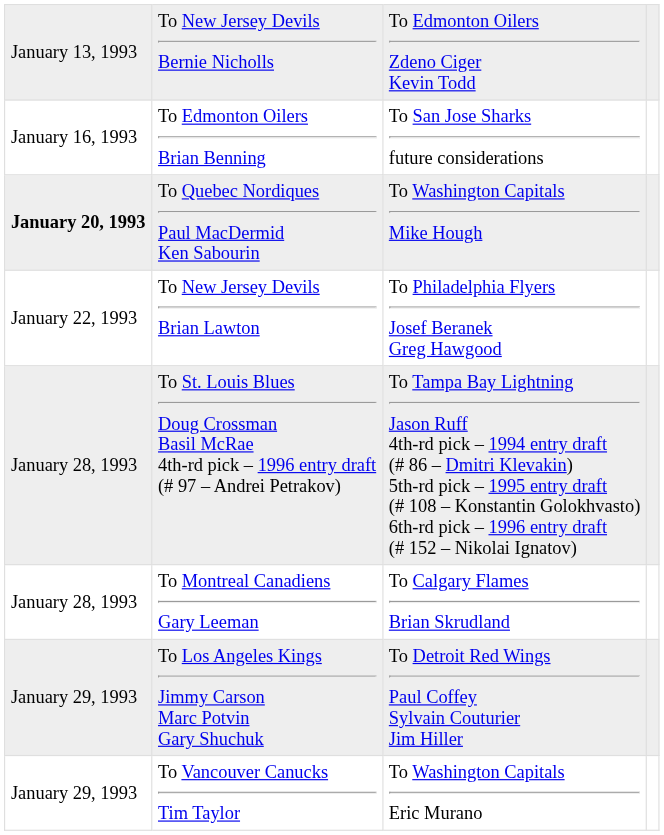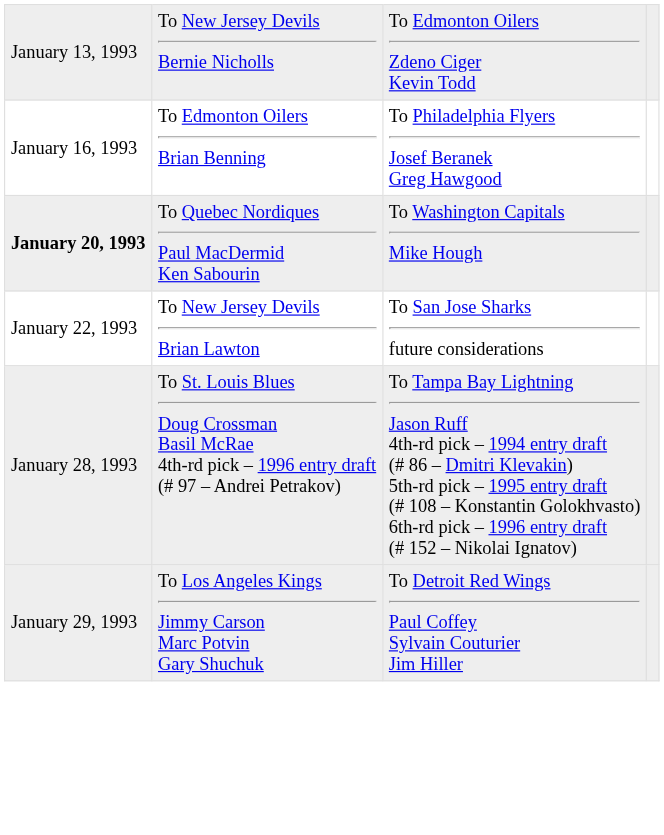(515, 137) To San Jose Sharks future considerations -> (515, 147) To Philadelphia Flyers Josef Beranek Greg Hawgood
(515, 317) To Philadelphia Flyers Josef Beranek Greg Hawgood -> (515, 328) To San Jose Sharks future considerations
- row: (267, 601)
- row: (267, 792)
